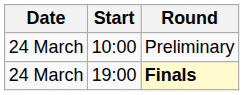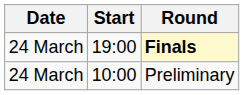rows swapped: (190, 47) <-> (171, 75)
